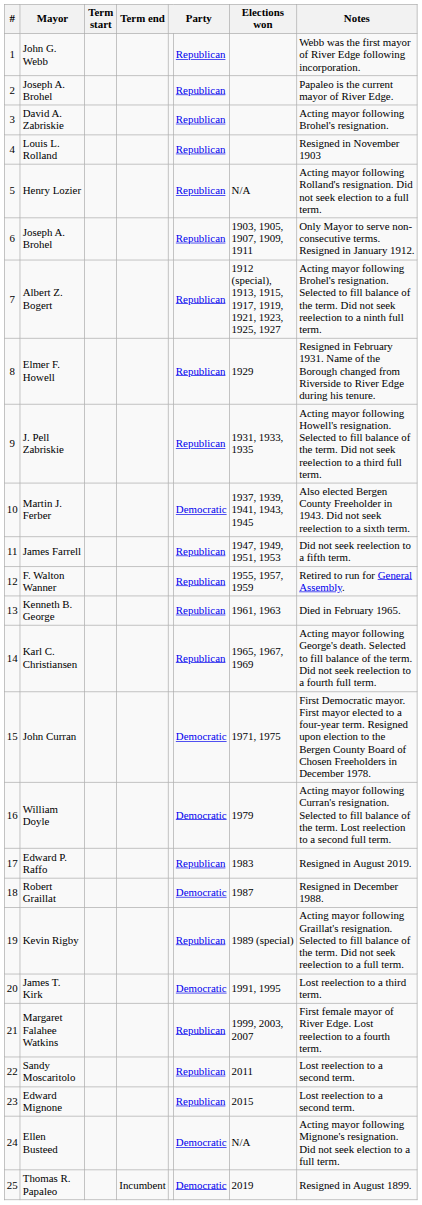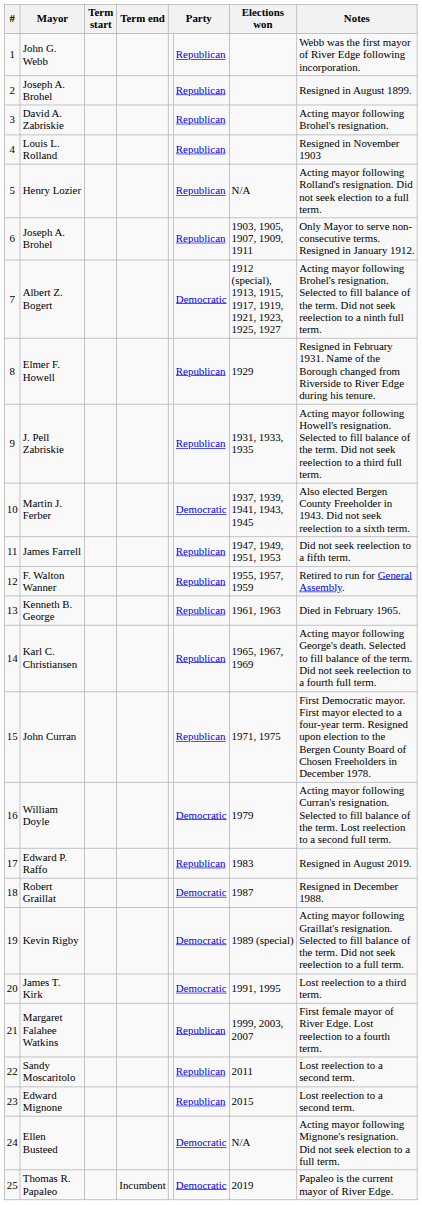(346, 90) Papaleo is the current mayor of River Edge. -> (355, 90) Resigned in August 1899.
(201, 299) Republican -> (201, 299) Democratic
(201, 737) Democratic -> (201, 737) Republican
(201, 940) Republican -> (201, 940) Democratic
(355, 1185) Resigned in August 1899. -> (346, 1185) Papaleo is the current mayor of River Edge.
